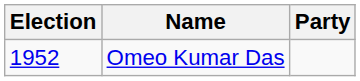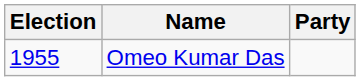(35, 57) 1952 -> (35, 57) 1955
